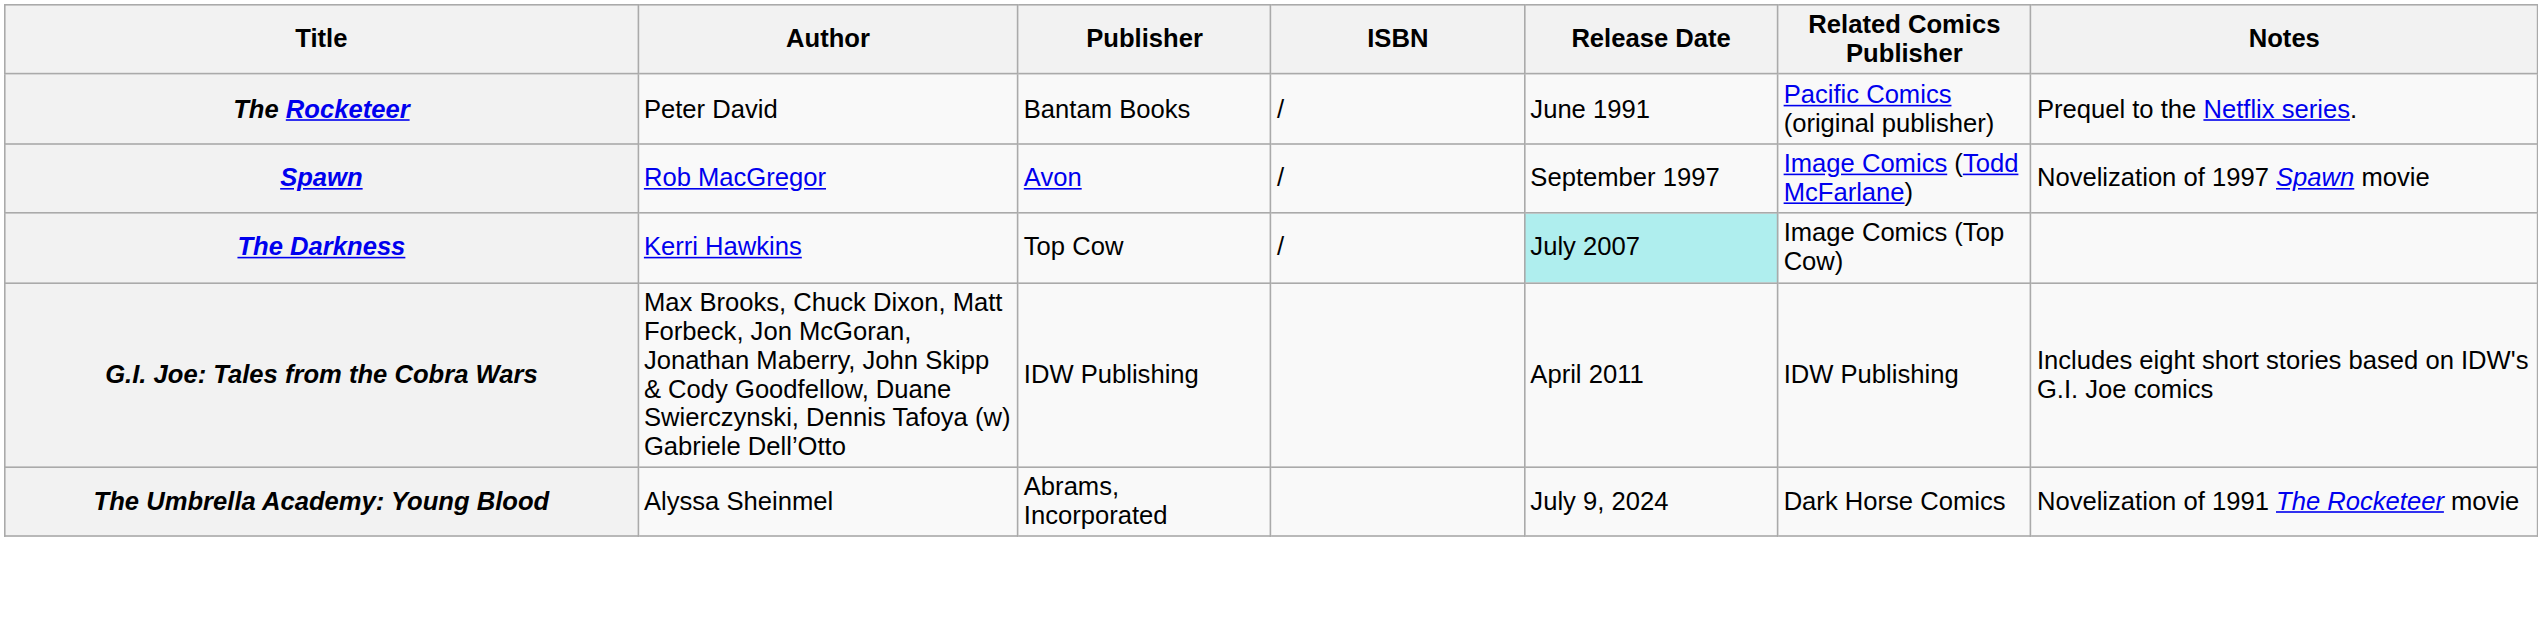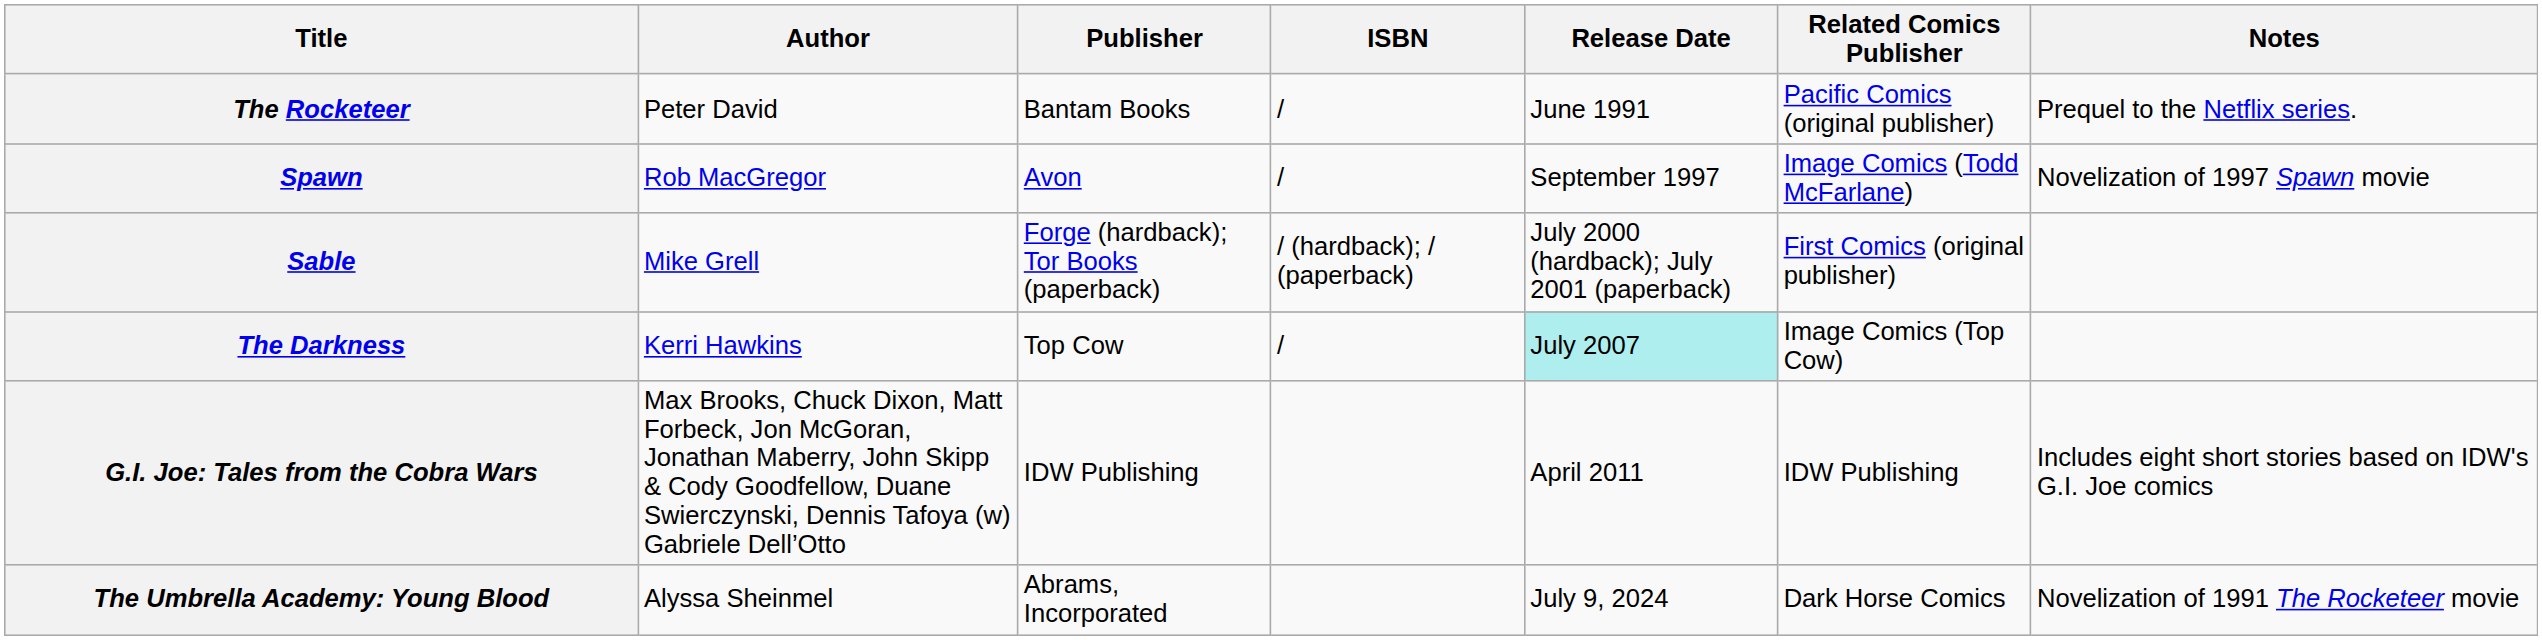+ row: (321, 261)
